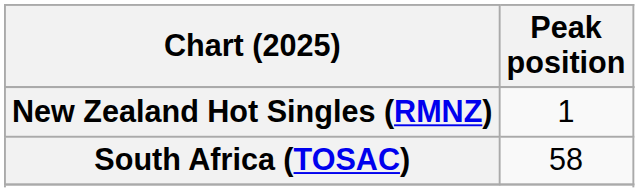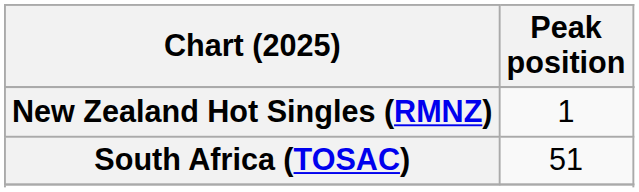(566, 160) 58 -> (566, 160) 51
